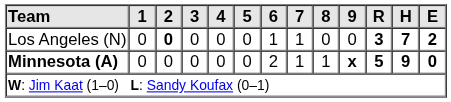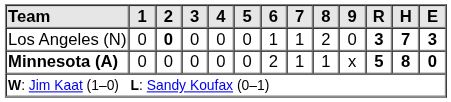(326, 39) 0 -> (326, 39) 2
(433, 39) 2 -> (433, 39) 3
(352, 62) bold -> (352, 62) normal
(406, 62) 9 -> (406, 62) 8
